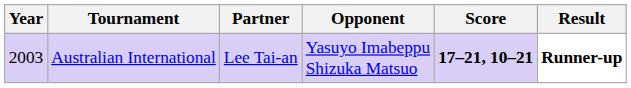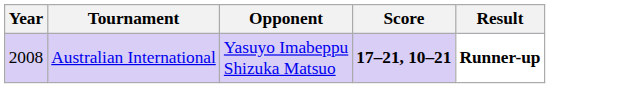- column: (261, 19)
(26, 57) 2003 -> (26, 57) 2008
